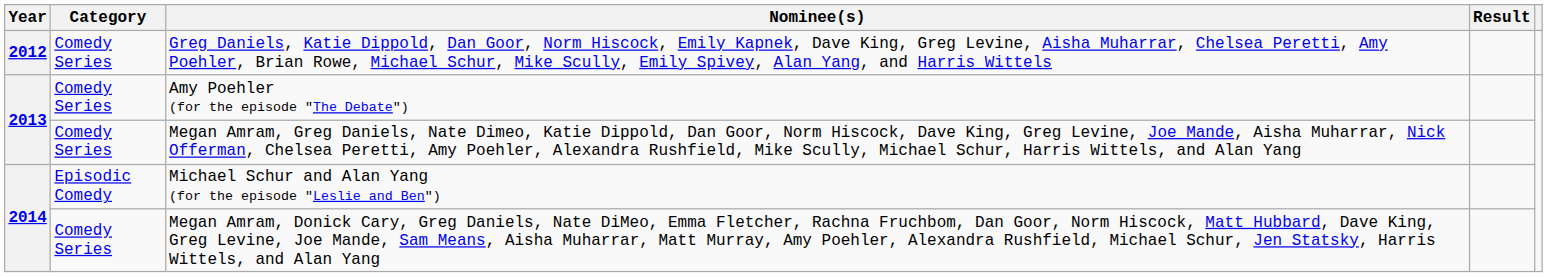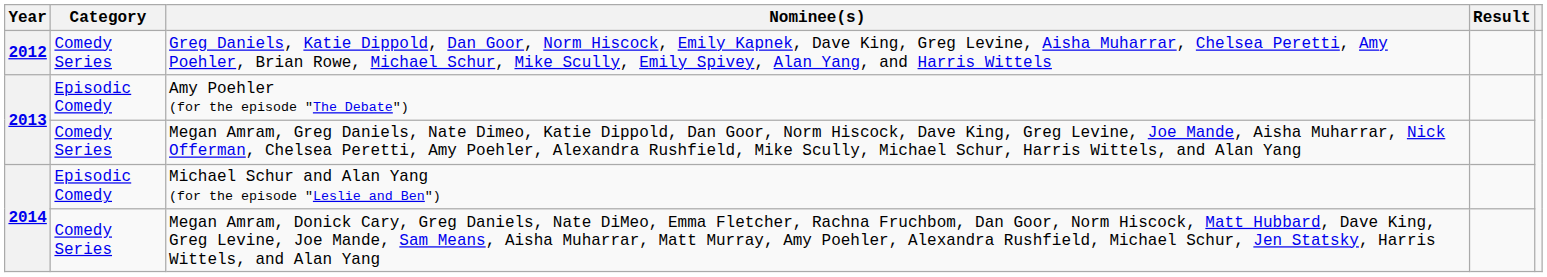(83, 97) Comedy Series -> (93, 97) Episodic Comedy
